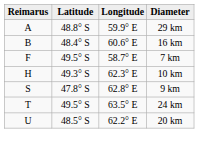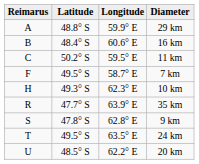+ row: (170, 58)
+ row: (170, 105)
